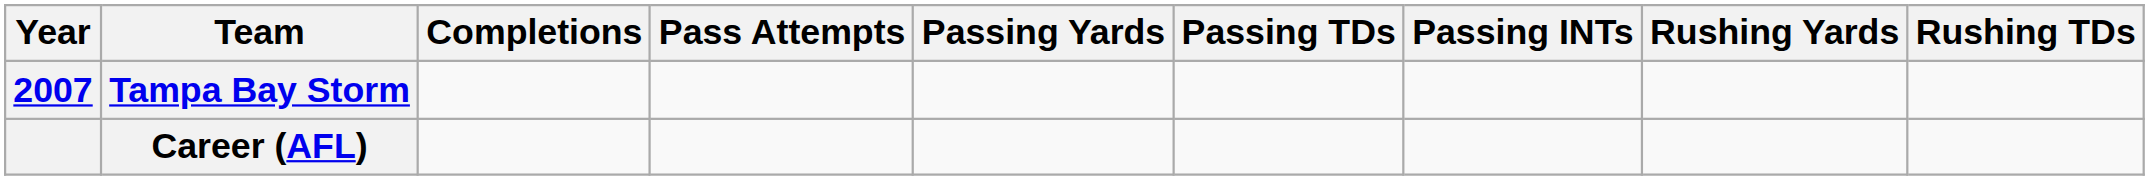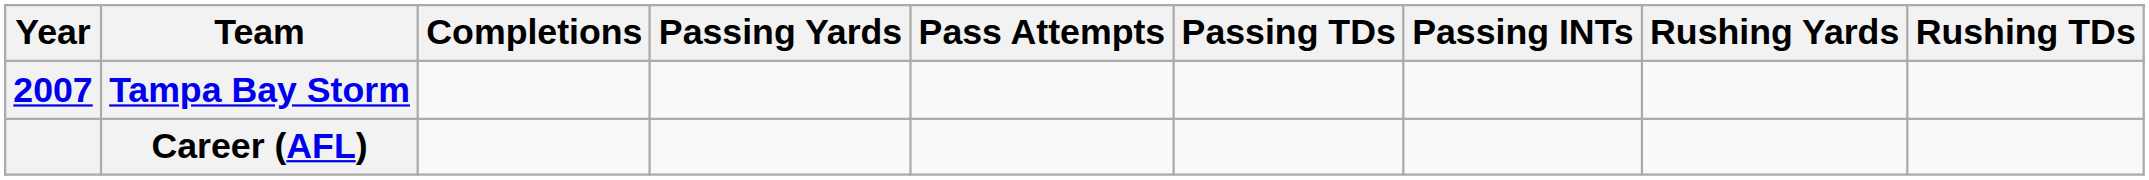columns swapped: (782, 32) <-> (1044, 32)
